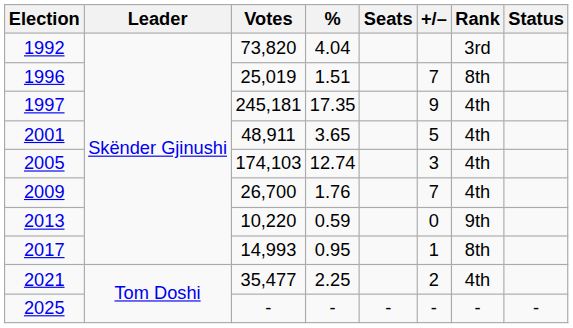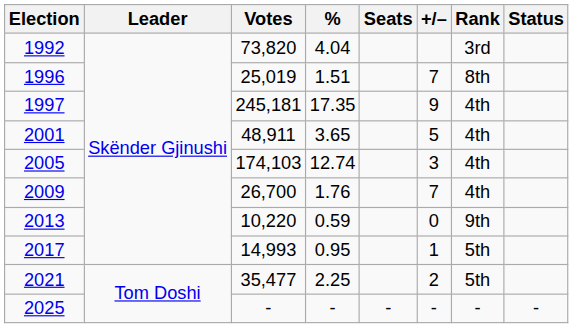(478, 250) 8th -> (478, 250) 5th
(478, 279) 4th -> (478, 279) 5th
